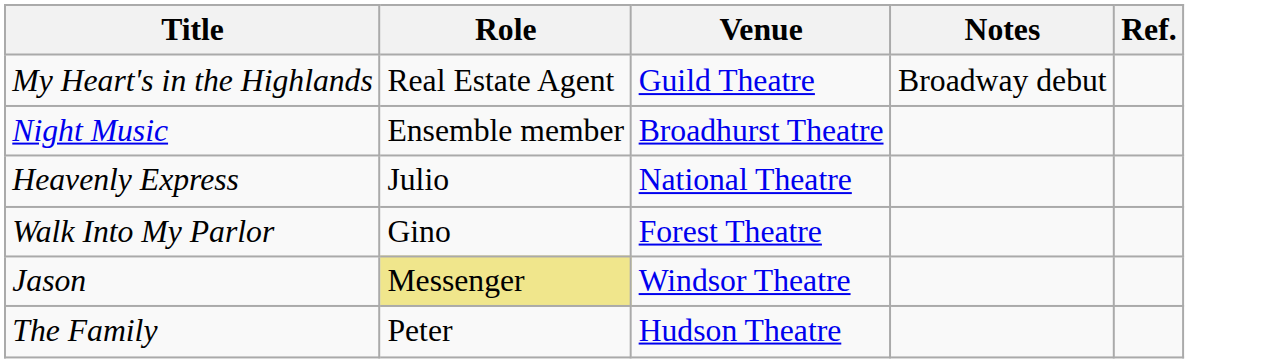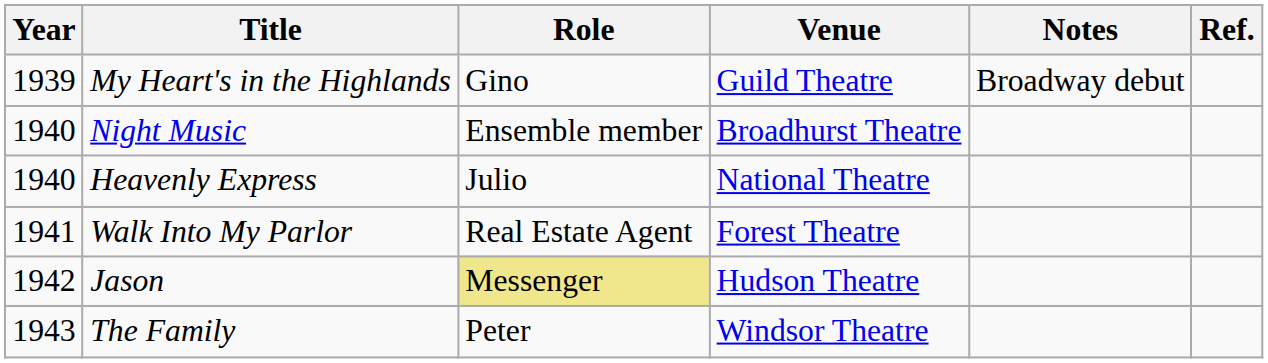+ column: (44, 29)
(501, 79) Real Estate Agent -> (497, 79) Gino
(419, 230) Gino -> (579, 230) Real Estate Agent
(745, 280) Windsor Theatre -> (818, 280) Hudson Theatre
(740, 331) Hudson Theatre -> (823, 331) Windsor Theatre
